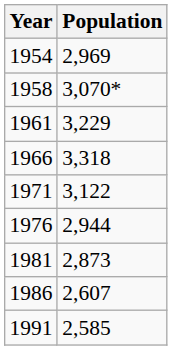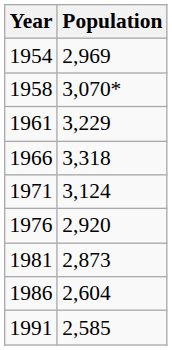(86, 191) 3,122 -> (86, 191) 3,124
(86, 225) 2,944 -> (86, 225) 2,920
(86, 293) 2,607 -> (86, 293) 2,604
